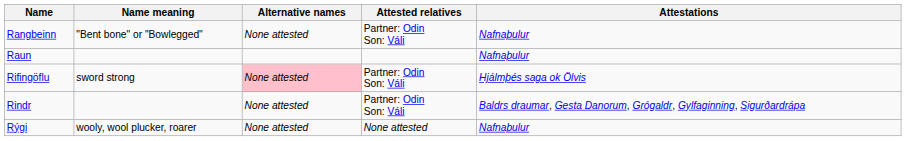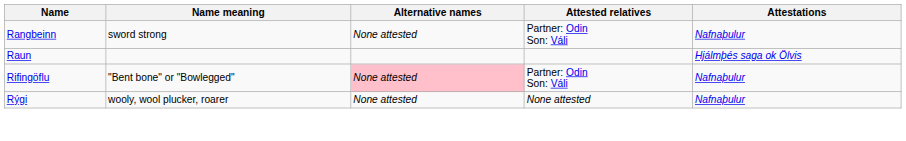(140, 35) "Bent bone" or "Bowlegged" -> (137, 35) sword strong
(504, 56) Nafnaþulur -> (748, 56) Hjálmþés saga ok Ölvis
(106, 78) sword strong -> (171, 78) "Bent bone" or "Bowlegged"
(532, 78) Hjálmþés saga ok Ölvis -> (720, 78) Nafnaþulur
- row: (19, 106)
